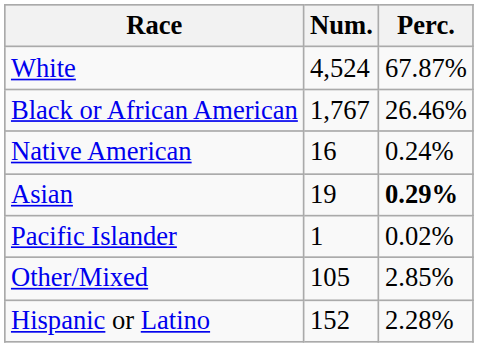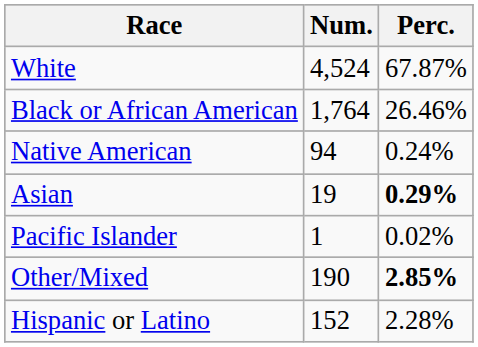(340, 109) 1,767 -> (340, 109) 1,764
(323, 151) 16 -> (323, 151) 94
(330, 278) 105 -> (330, 278) 190
(419, 278) normal -> (422, 278) bold
